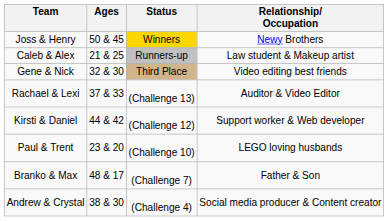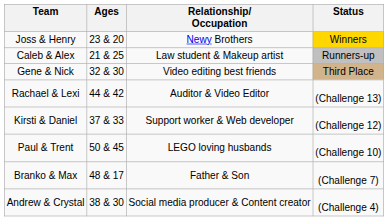columns swapped: (290, 18) <-> (162, 12)
(107, 39) 50 & 45 -> (107, 39) 23 & 20
(107, 93) 37 & 33 -> (107, 93) 44 & 42
(107, 120) 44 & 42 -> (107, 120) 37 & 33
(107, 148) 23 & 20 -> (107, 148) 50 & 45
